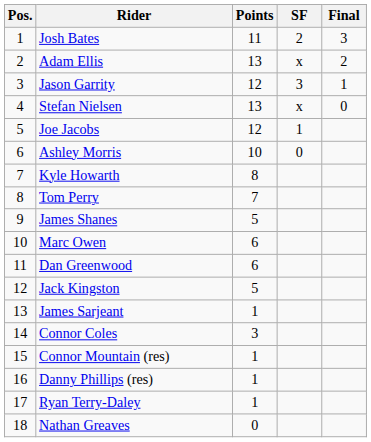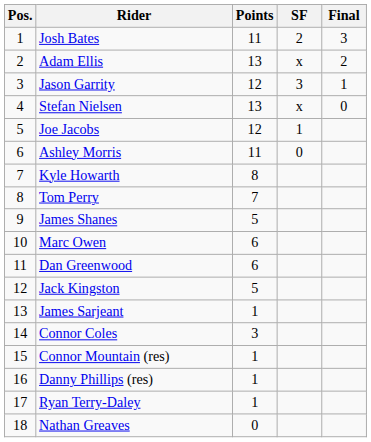(255, 152) 10 -> (255, 152) 11
